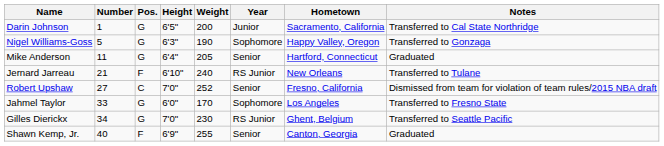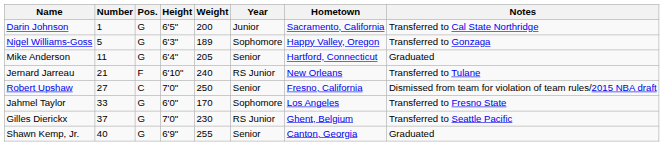(205, 42) 190 -> (205, 42) 189
(205, 88) 252 -> (205, 88) 250
(102, 118) 34 -> (102, 118) 37
(140, 133) F -> (141, 133) G
